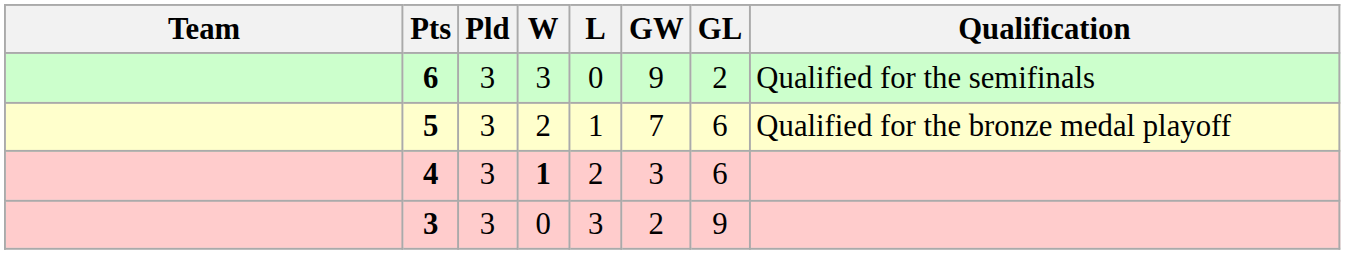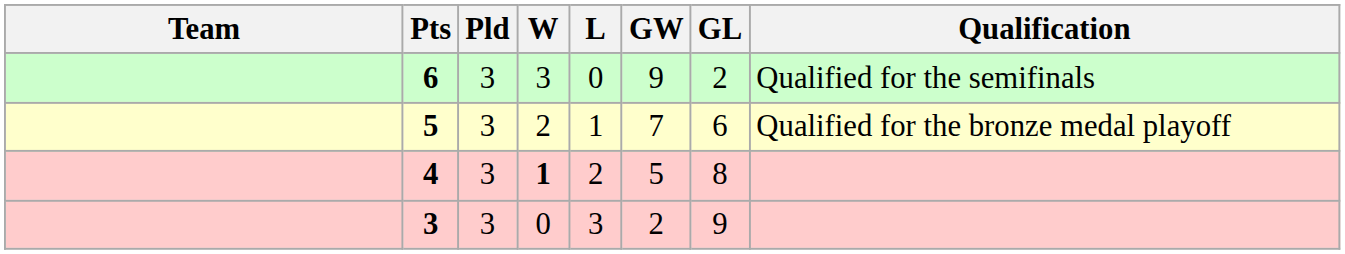(656, 175) 3 -> (656, 175) 5
(720, 175) 6 -> (720, 175) 8
